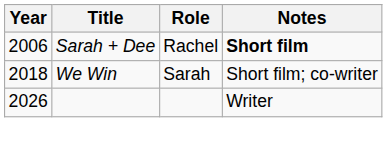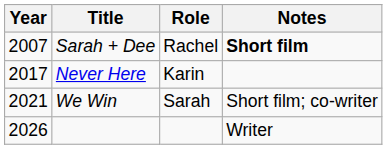(28, 46) 2006 -> (28, 46) 2007
+ row: (101, 74)
(28, 74) 2018 -> (28, 102) 2021
